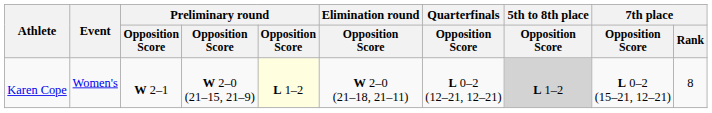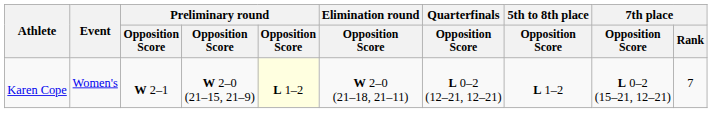(548, 90) lightgrey background -> (548, 90) no background
(690, 83) 8 -> (690, 83) 7
